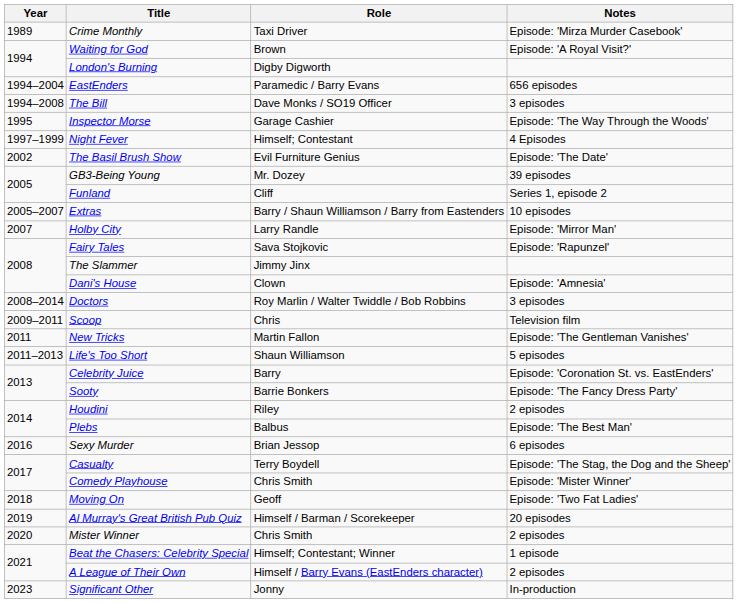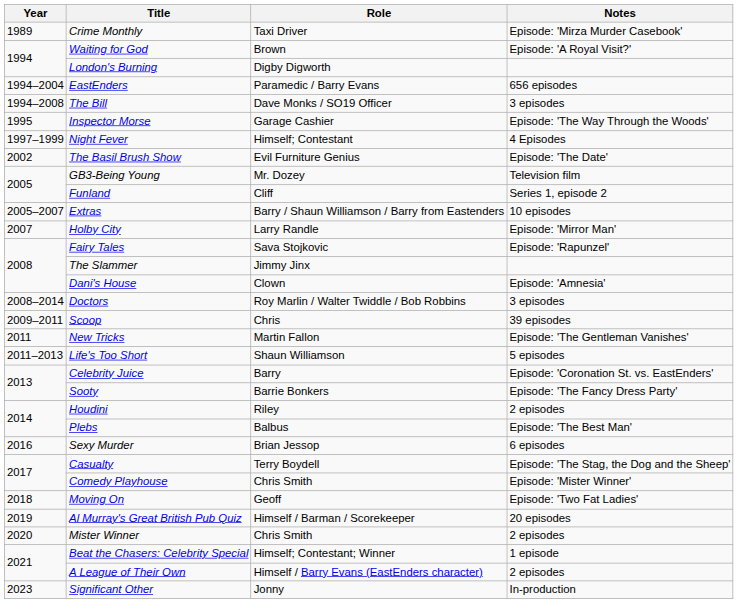(540, 175) 39 episodes -> (545, 175) Television film
(545, 319) Television film -> (540, 319) 39 episodes
